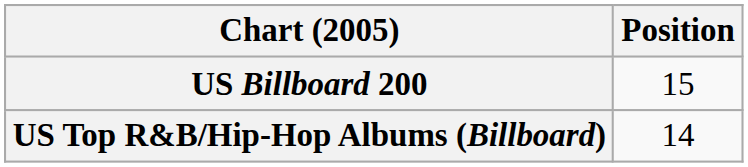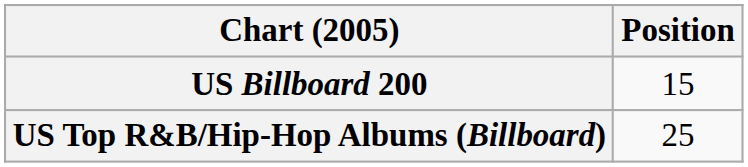(678, 135) 14 -> (678, 135) 25
